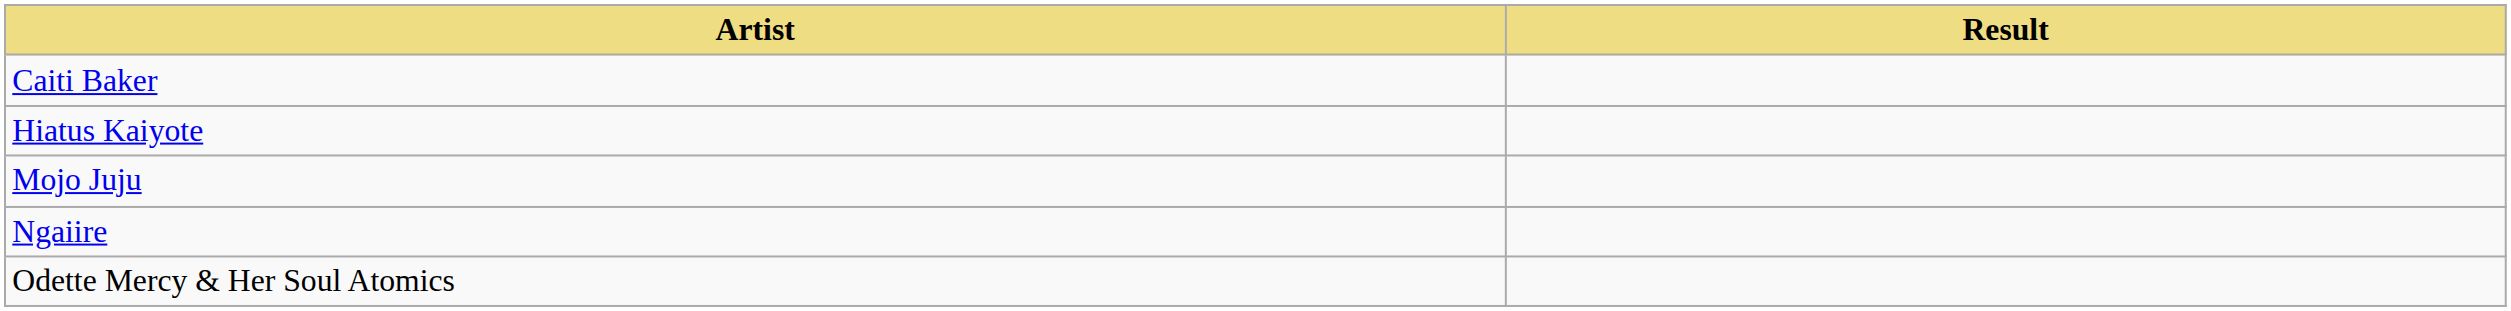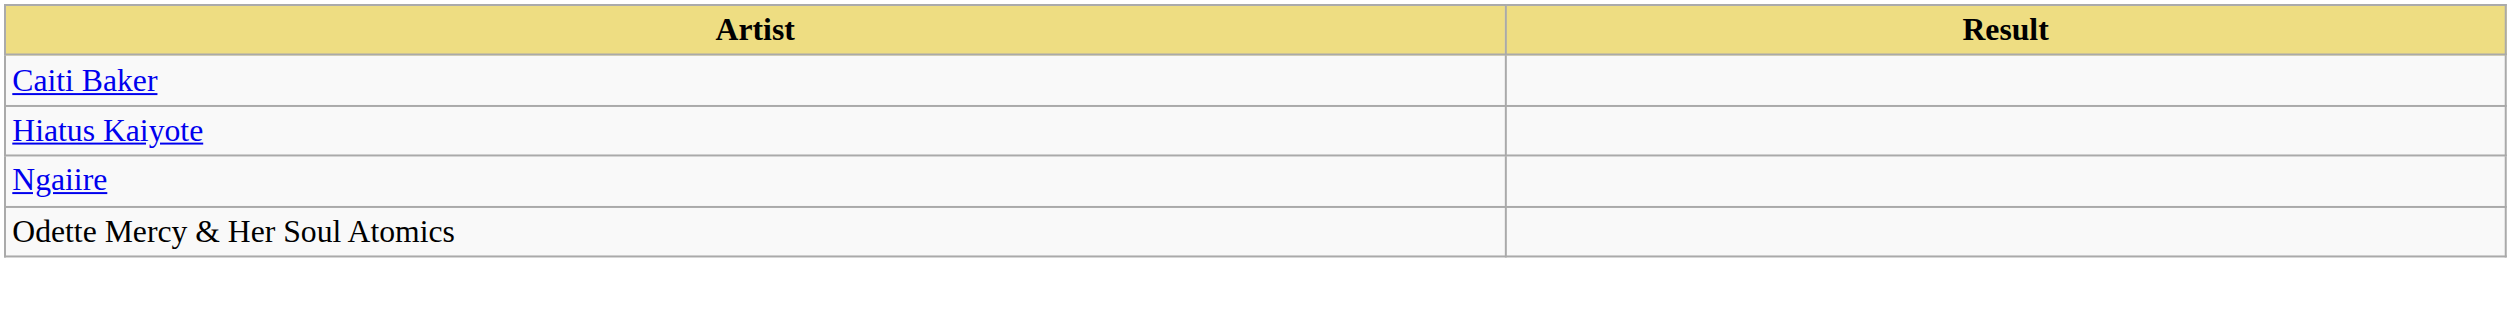- row: (77, 180)
